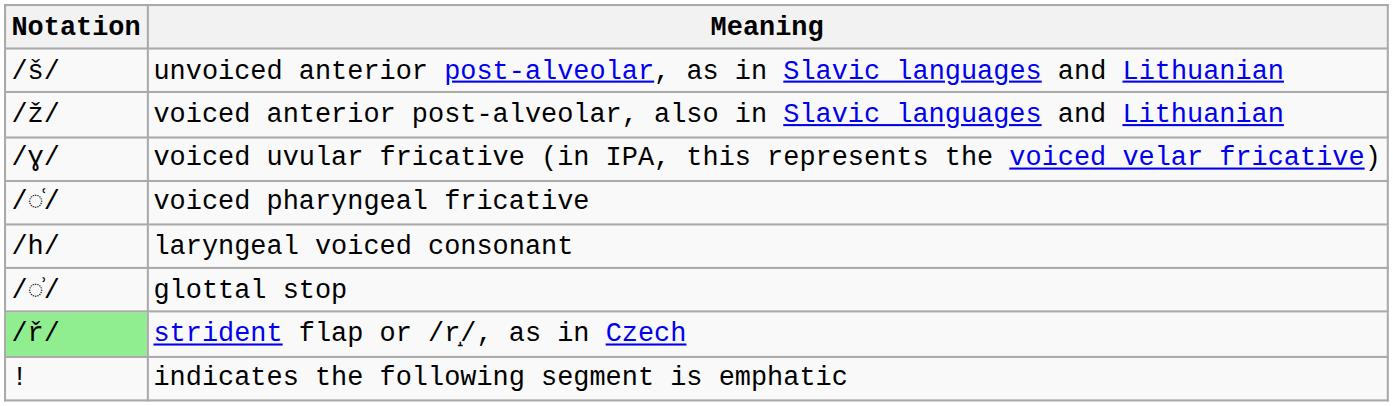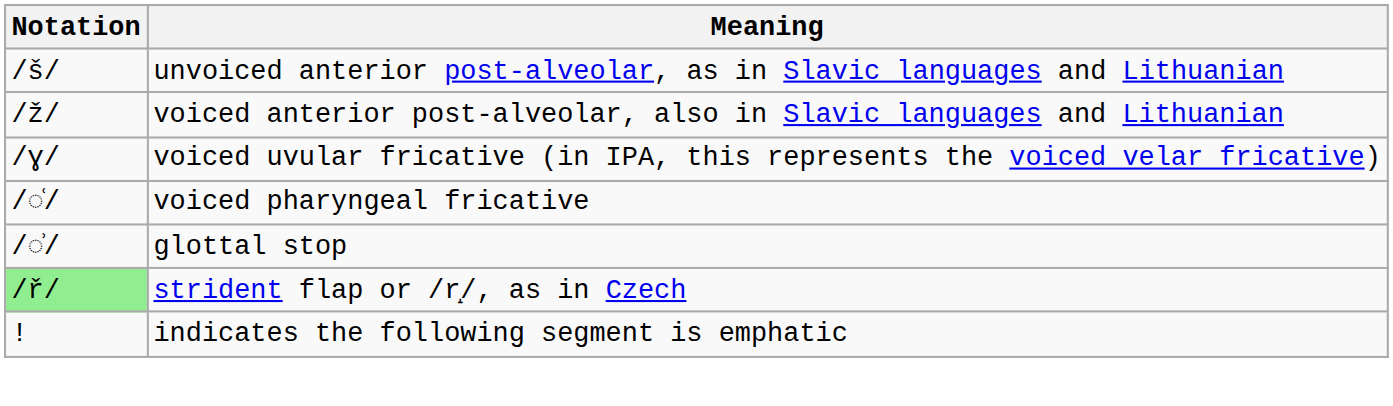- row: (363, 246)
